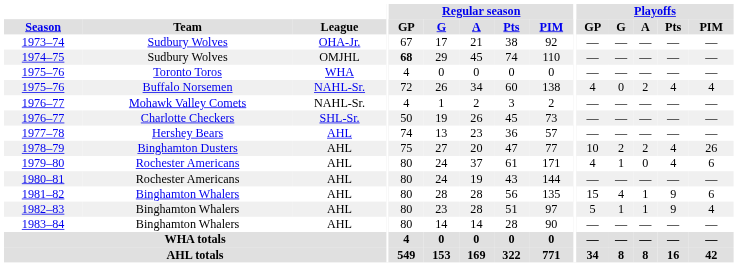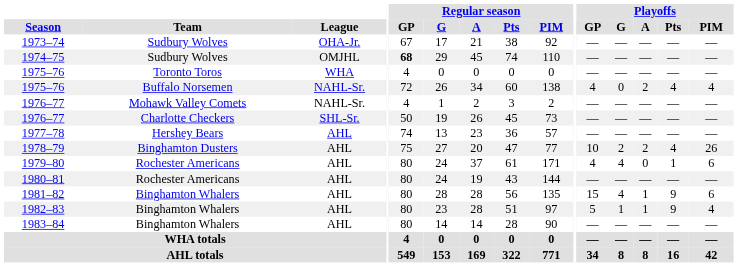(621, 163) 1 -> (621, 163) 4
(673, 163) 4 -> (673, 163) 1
